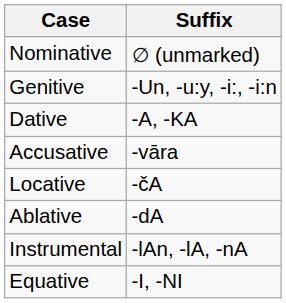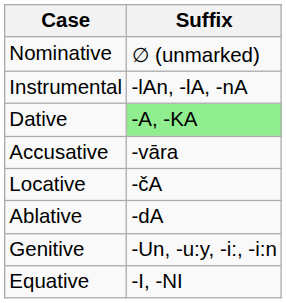rows swapped: (47, 86) <-> (66, 249)
(164, 119) no background -> (164, 119) lightgreen background
